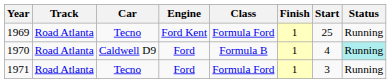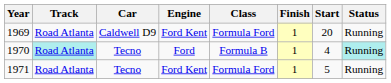(127, 32) Tecno -> (127, 32) Caldwell D9
(327, 32) 25 -> (327, 32) 20
(64, 51) no background -> (64, 51) paleturquoise background
(127, 51) Caldwell D9 -> (127, 51) Tecno
(184, 69) Ford -> (184, 69) Ford Kent
(327, 69) 3 -> (327, 69) 5
